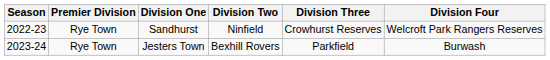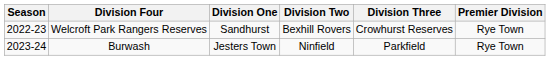columns swapped: (93, 13) <-> (465, 13)
(245, 30) Ninfield -> (317, 30) Bexhill Rovers
(245, 47) Bexhill Rovers -> (317, 47) Ninfield
